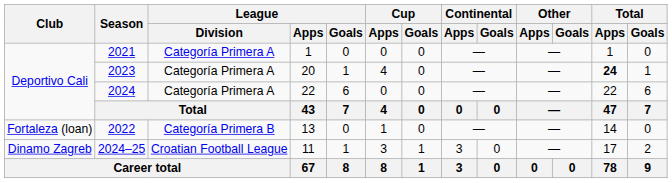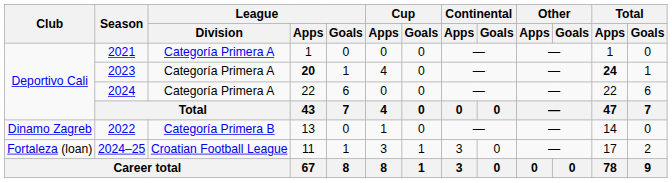(308, 71) normal -> (308, 71) bold
(50, 129) Fortaleza (loan) -> (50, 129) Dinamo Zagreb
(50, 149) Dinamo Zagreb -> (50, 149) Fortaleza (loan)
